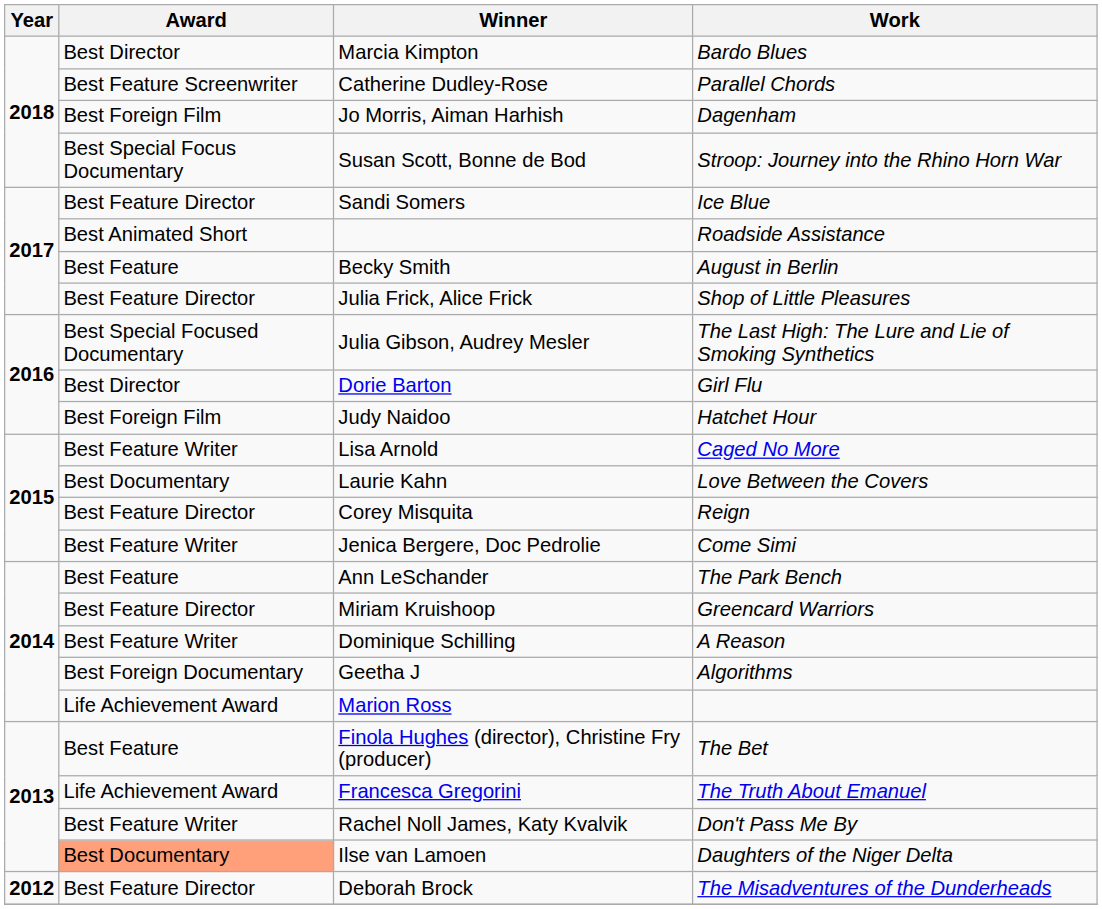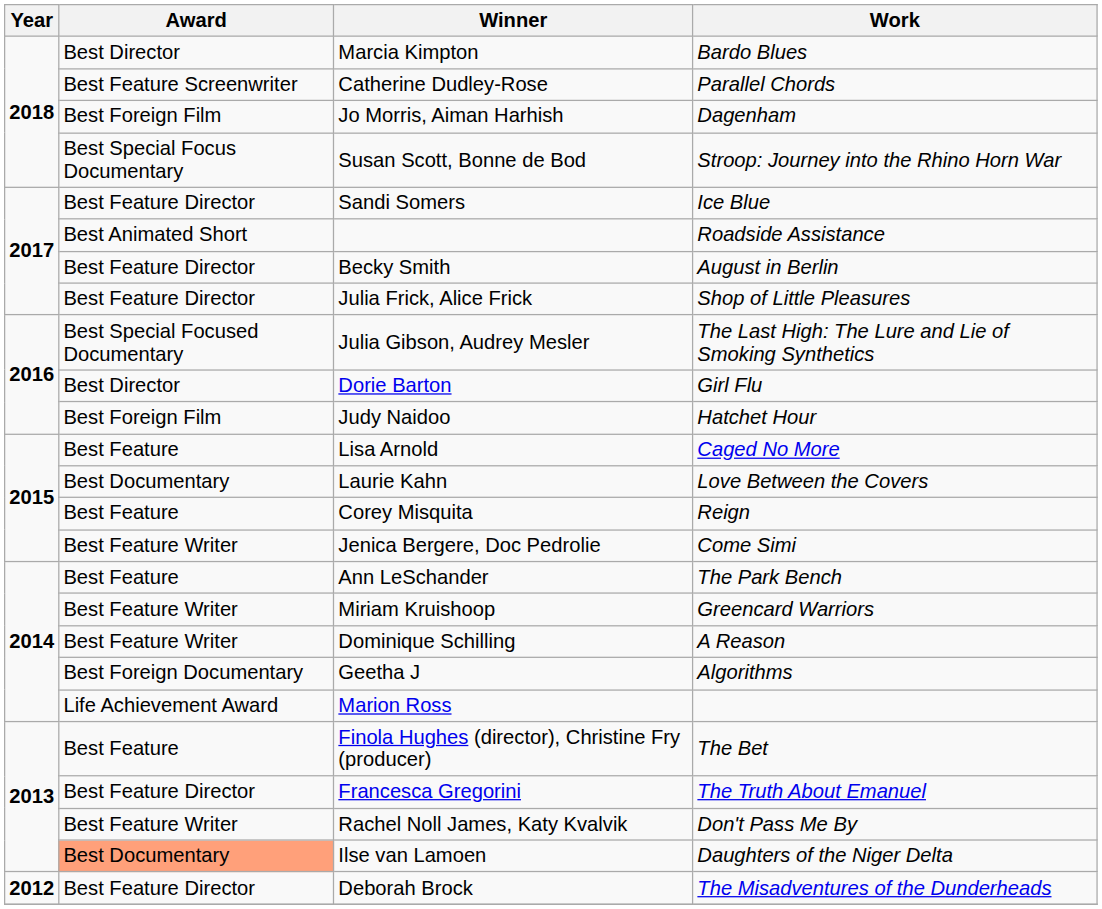(121, 266) Best Feature -> (159, 266) Best Feature Director
(151, 449) Best Feature Writer -> (121, 449) Best Feature
(159, 513) Best Feature Director -> (121, 513) Best Feature
(159, 609) Best Feature Director -> (151, 609) Best Feature Writer
(171, 791) Life Achievement Award -> (159, 791) Best Feature Director
